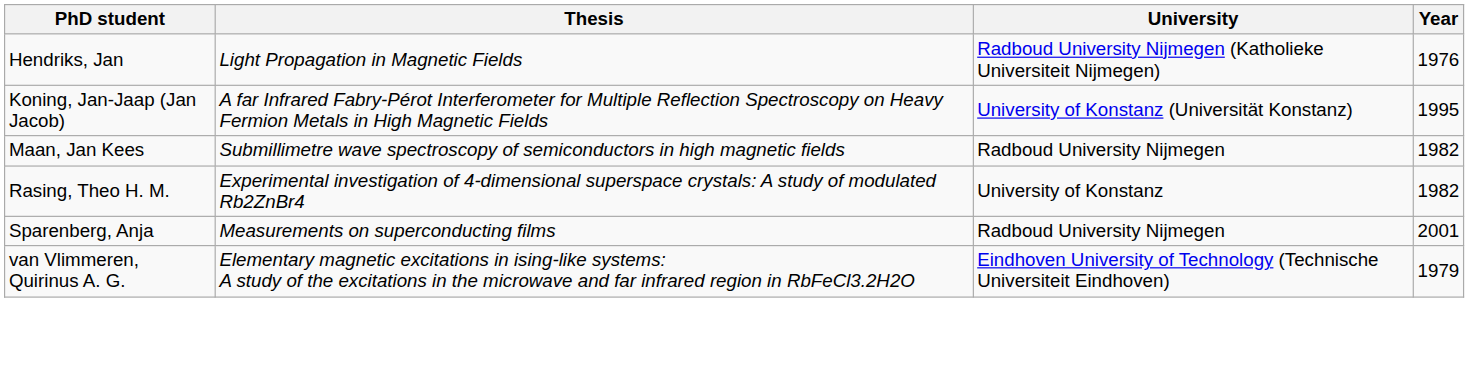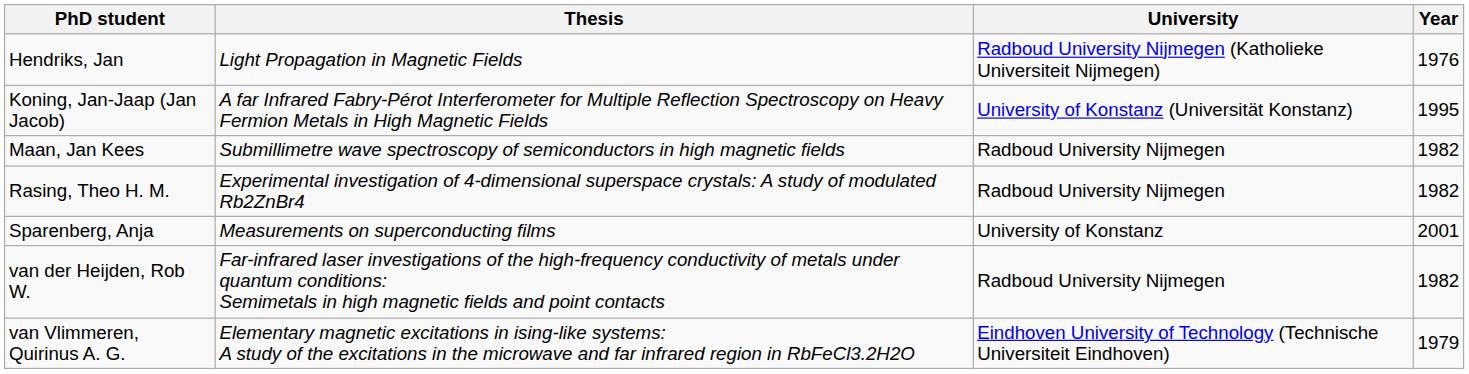(1070, 190) University of Konstanz -> (1101, 190) Radboud University Nijmegen
(1101, 230) Radboud University Nijmegen -> (1070, 230) University of Konstanz
+ row: (97, 281)
